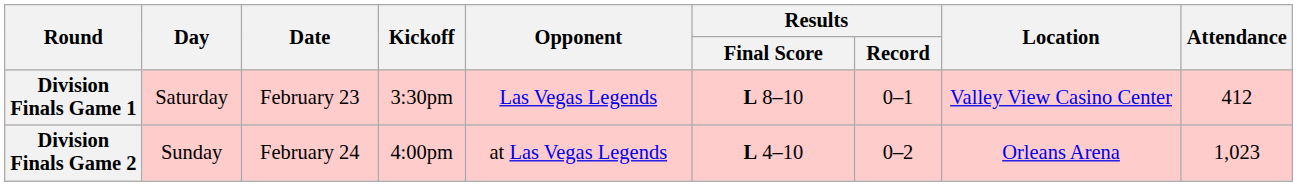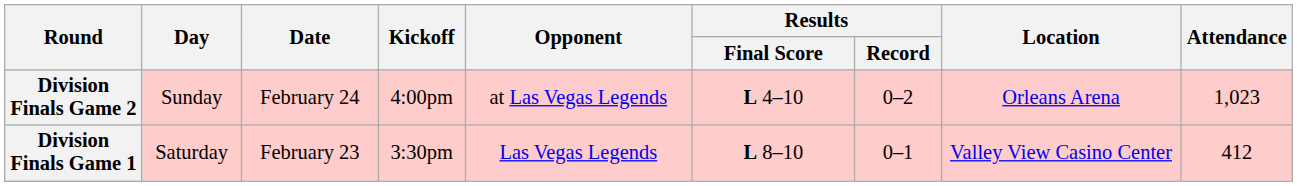rows swapped: (73, 97) <-> (73, 152)
